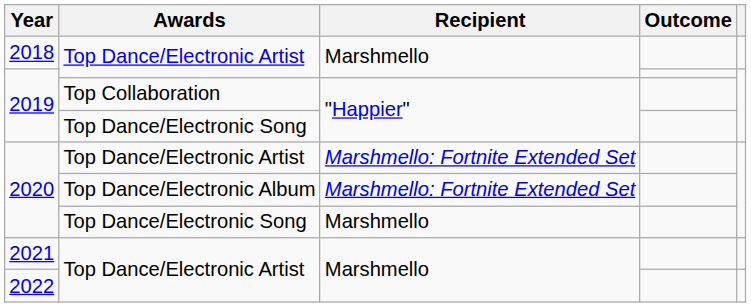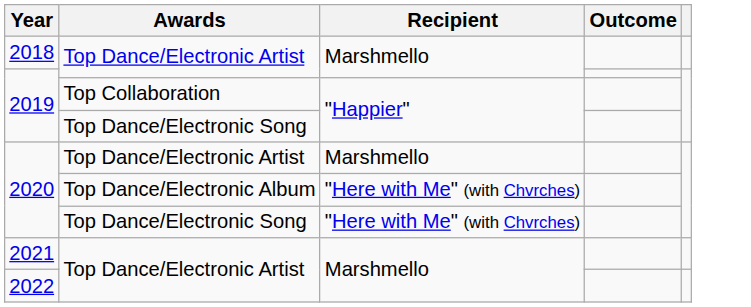(480, 157) Marshmello: Fortnite Extended Set -> (377, 157) Marshmello
(480, 189) Marshmello: Fortnite Extended Set -> (453, 189) "Here with Me" (with Chvrches)
(377, 221) Marshmello -> (453, 221) "Here with Me" (with Chvrches)
